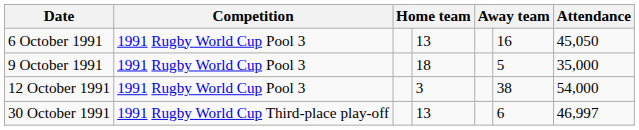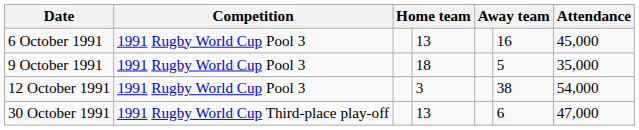(578, 40) 45,050 -> (578, 40) 45,000
(578, 112) 46,997 -> (578, 112) 47,000
